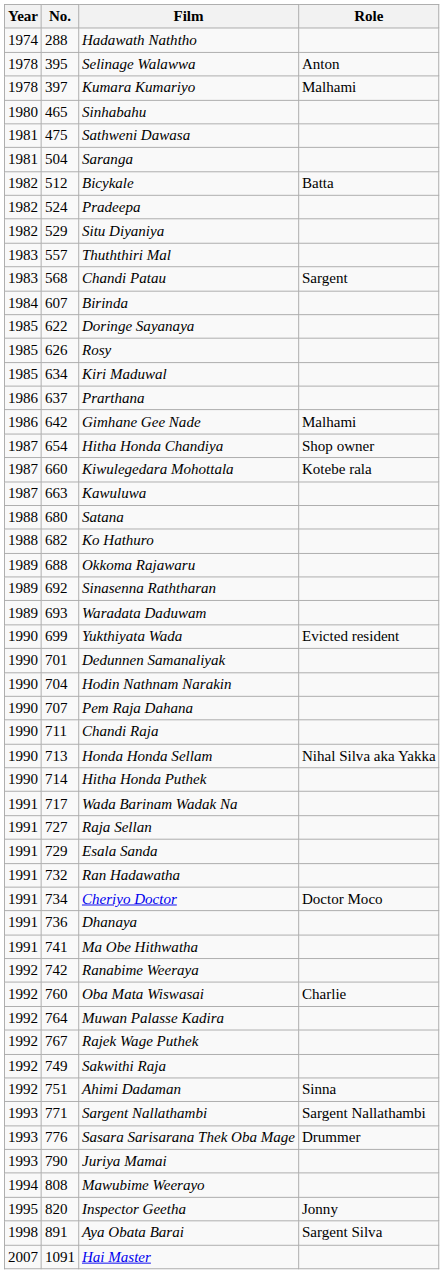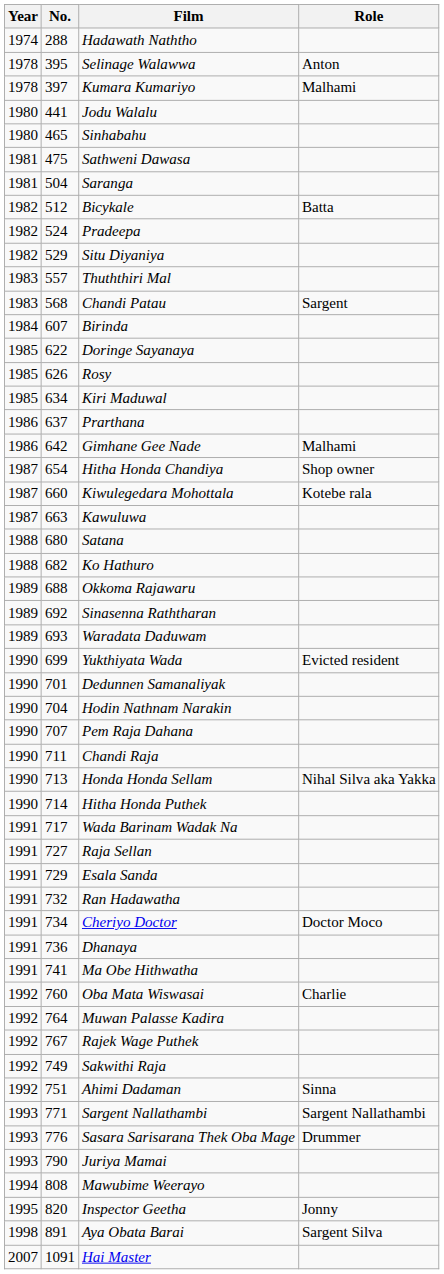+ row: (119, 111)
- row: (140, 970)
